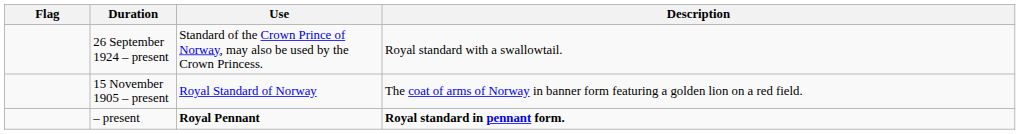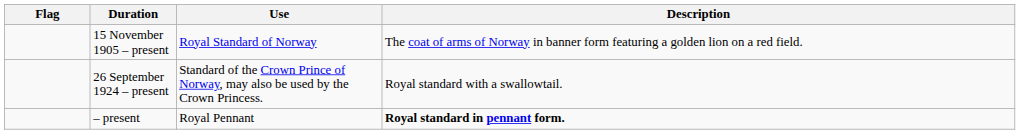rows swapped: (131, 91) <-> (131, 49)
(220, 118) bold -> (217, 118) normal
